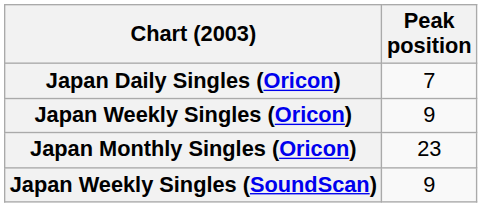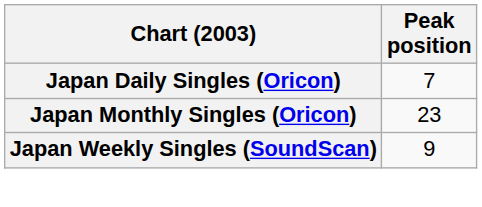- row: (193, 115)
